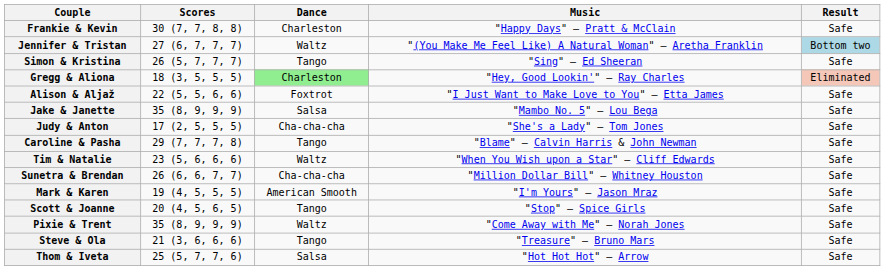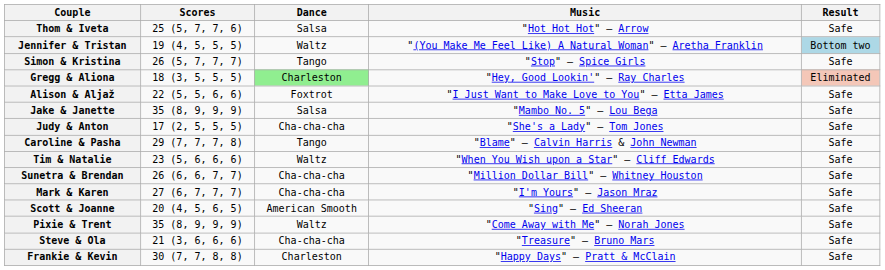rows swapped: (72, 257) <-> (72, 29)
(197, 45) 27 (6, 7, 7, 7) -> (197, 45) 19 (4, 5, 5, 5)
(585, 61) "Sing" — Ed Sheeran -> (585, 61) "Stop" — Spice Girls
(197, 192) 19 (4, 5, 5, 5) -> (197, 192) 27 (6, 7, 7, 7)
(312, 192) American Smooth -> (312, 192) Cha-cha-cha
(312, 208) Tango -> (312, 208) American Smooth
(585, 208) "Stop" — Spice Girls -> (585, 208) "Sing" — Ed Sheeran
(312, 241) Tango -> (312, 241) Cha-cha-cha
